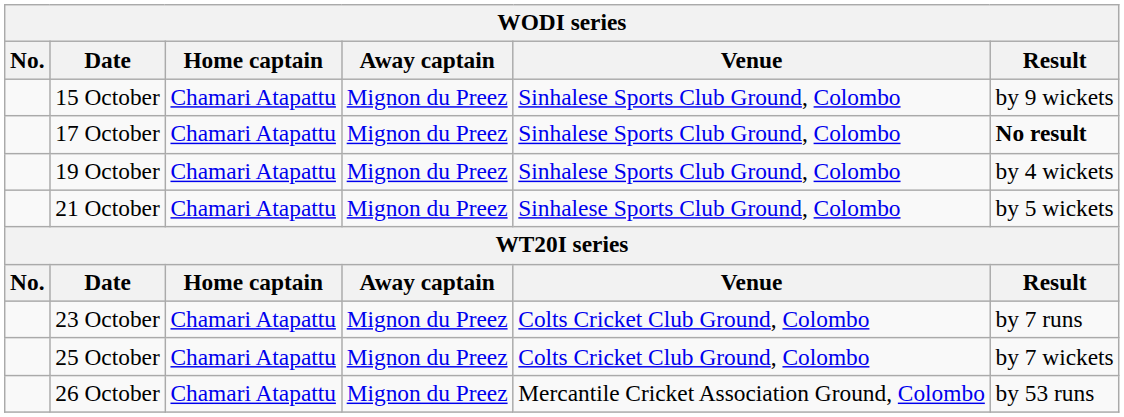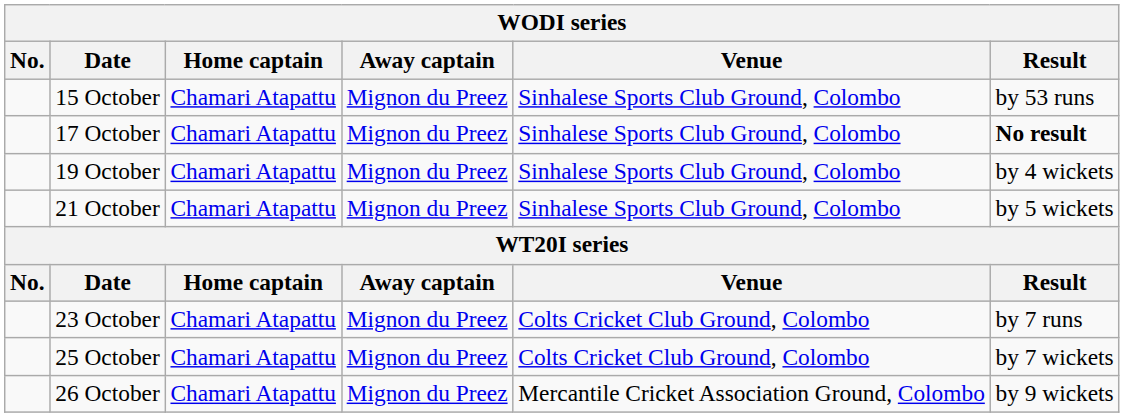(1055, 97) by 9 wickets -> (1045, 97) by 53 runs
(1045, 393) by 53 runs -> (1055, 393) by 9 wickets
